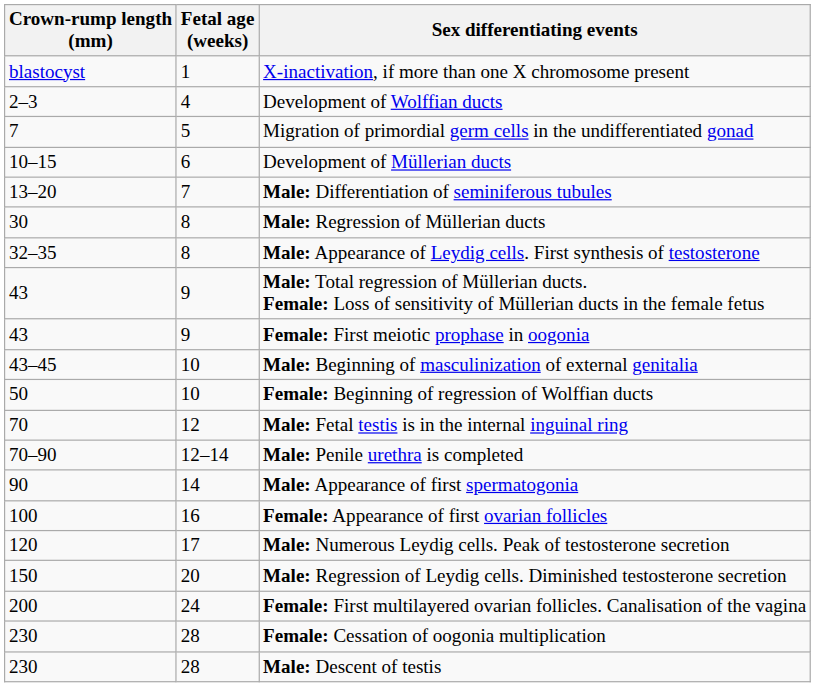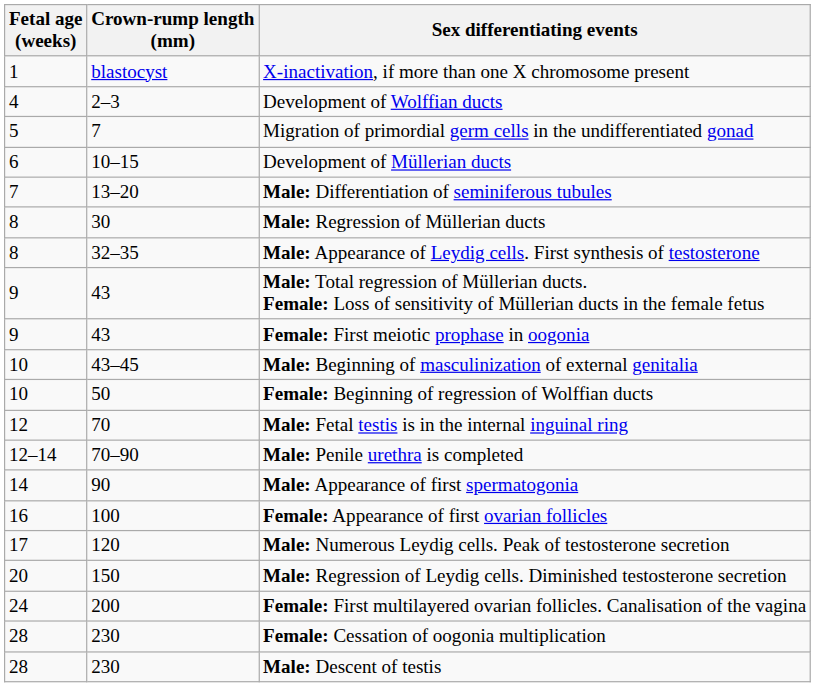columns swapped: (218, 30) <-> (91, 30)
